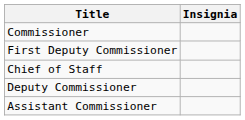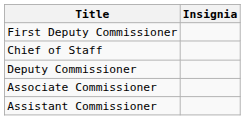- row: (48, 32)
+ row: (82, 87)
